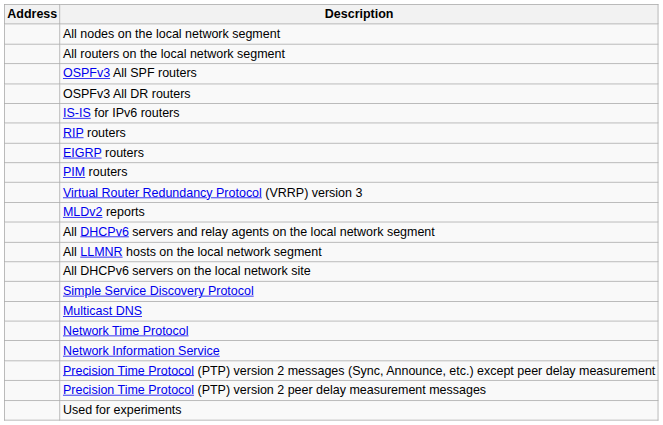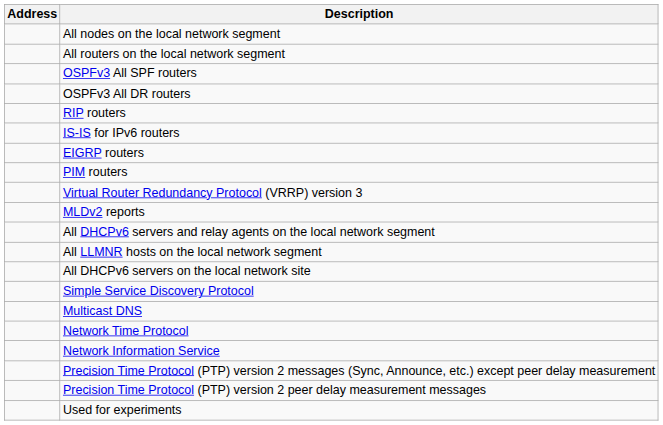rows swapped: (121, 113) <-> (94, 133)
